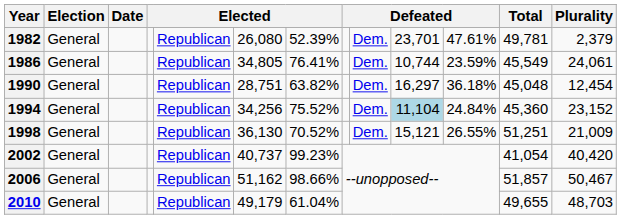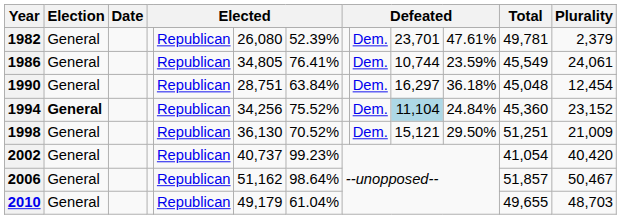(314, 86) 63.82% -> (314, 86) 63.84%
(74, 109) normal -> (75, 109) bold
(471, 132) 26.55% -> (471, 132) 29.50%
(314, 179) 98.66% -> (314, 179) 98.64%
